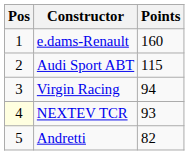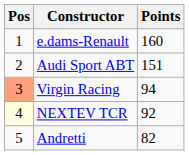(152, 65) 115 -> (152, 65) 151
(19, 89) no background -> (19, 89) lightsalmon background
(148, 114) 93 -> (148, 114) 92
